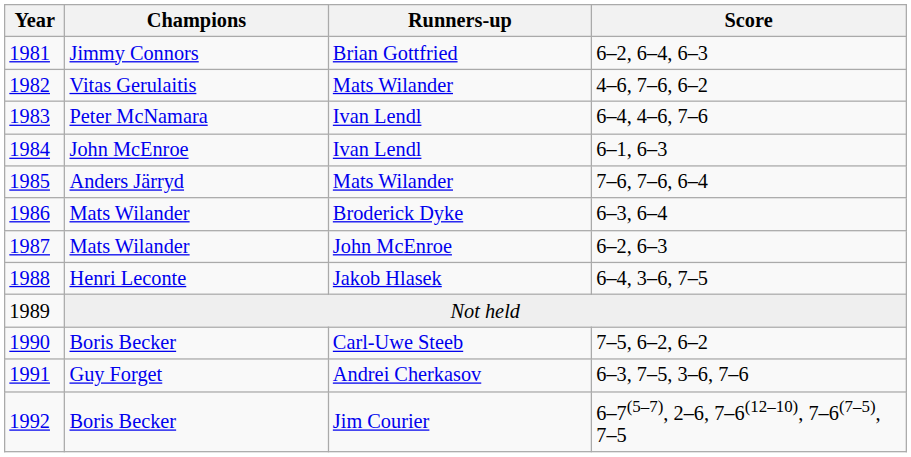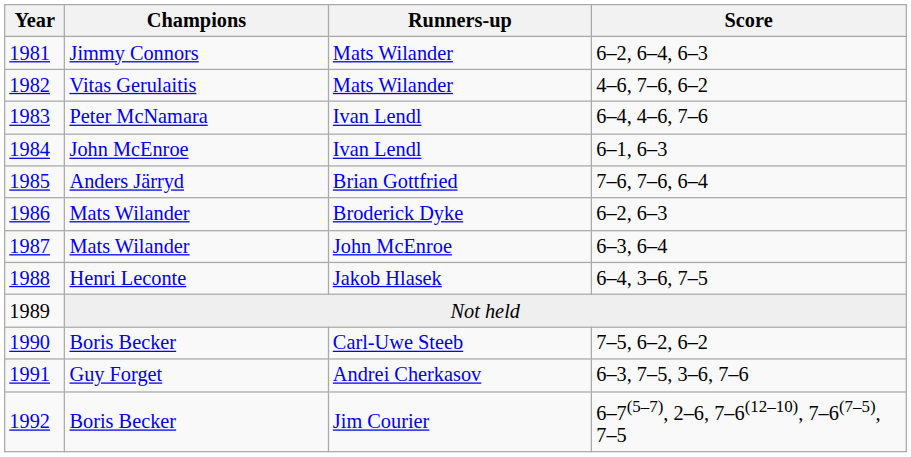(395, 52) Brian Gottfried -> (393, 52) Mats Wilander
(393, 181) Mats Wilander -> (395, 181) Brian Gottfried
(632, 213) 6–3, 6–4 -> (632, 213) 6–2, 6–3
(632, 246) 6–2, 6–3 -> (632, 246) 6–3, 6–4
